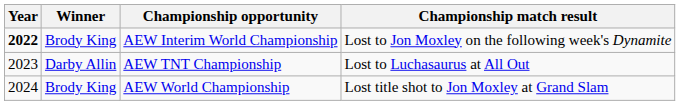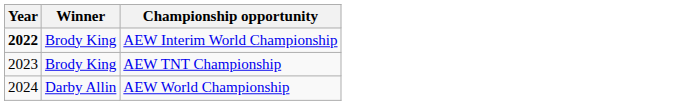- column: (508, 16)
(81, 64) Darby Allin -> (81, 64) Brody King
(81, 87) Brody King -> (81, 87) Darby Allin
